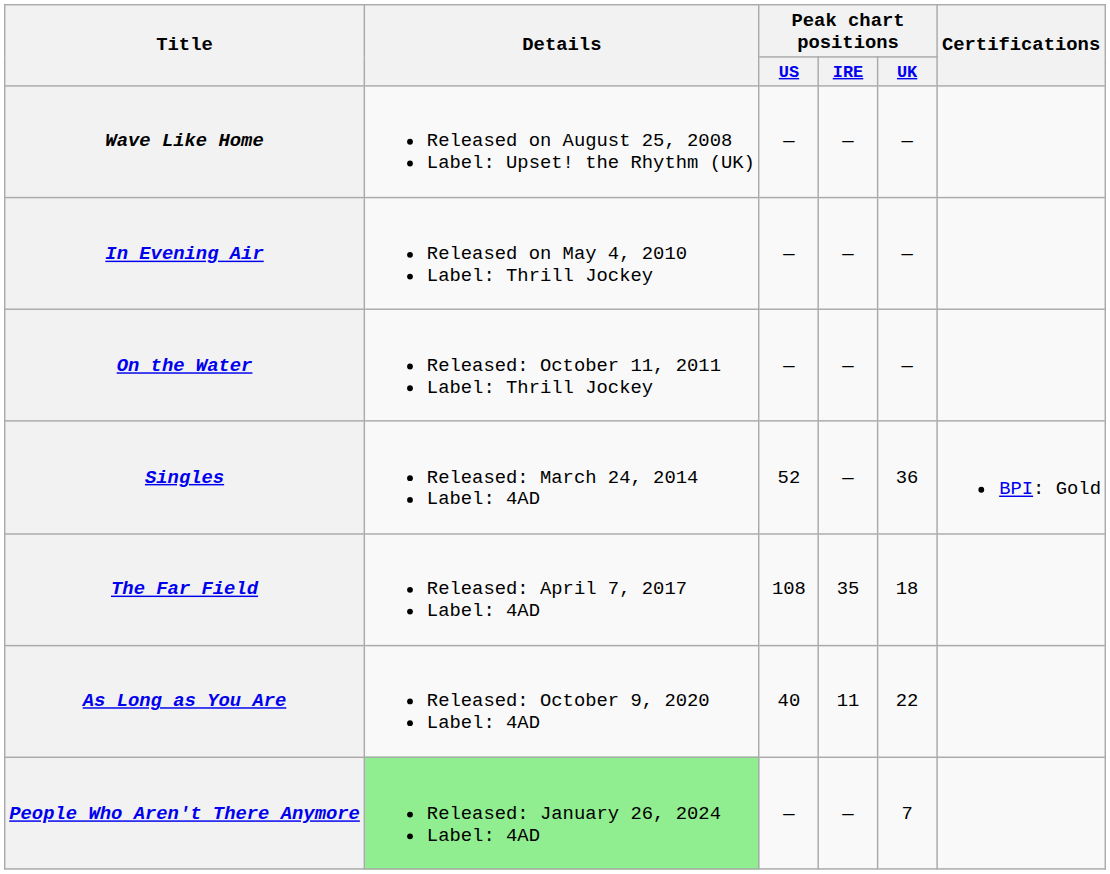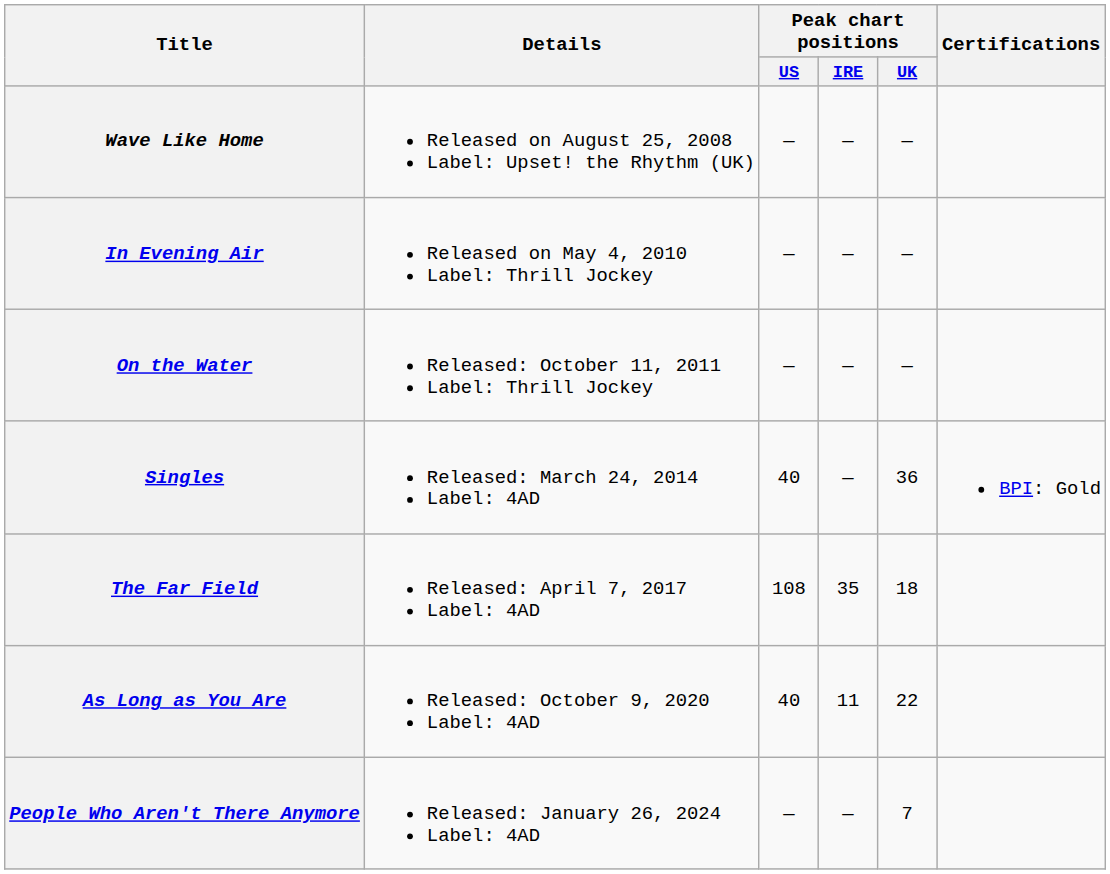(789, 477) 52 -> (789, 477) 40
(562, 824) lightgreen background -> (562, 824) no background
